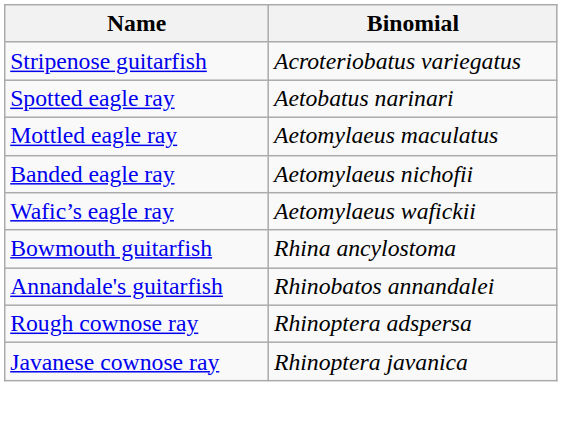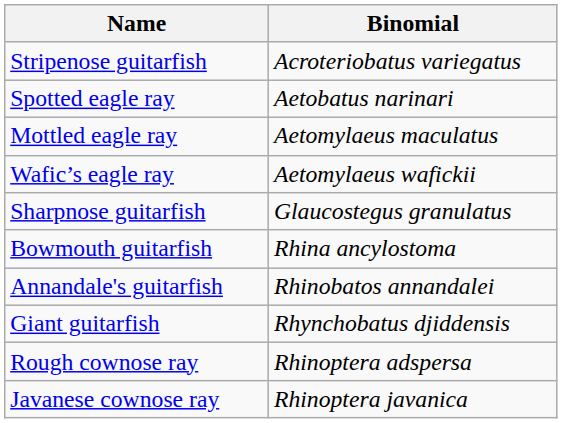- row: (92, 173)
+ row: (108, 211)
+ row: (85, 323)
